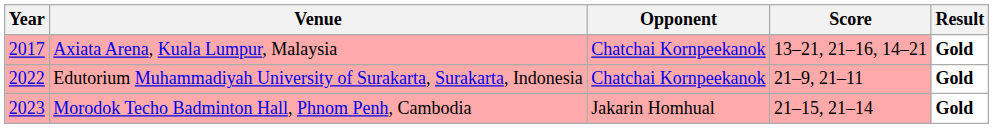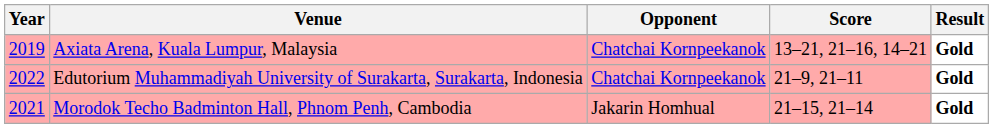(27, 49) 2017 -> (27, 49) 2019
(27, 108) 2023 -> (27, 108) 2021
